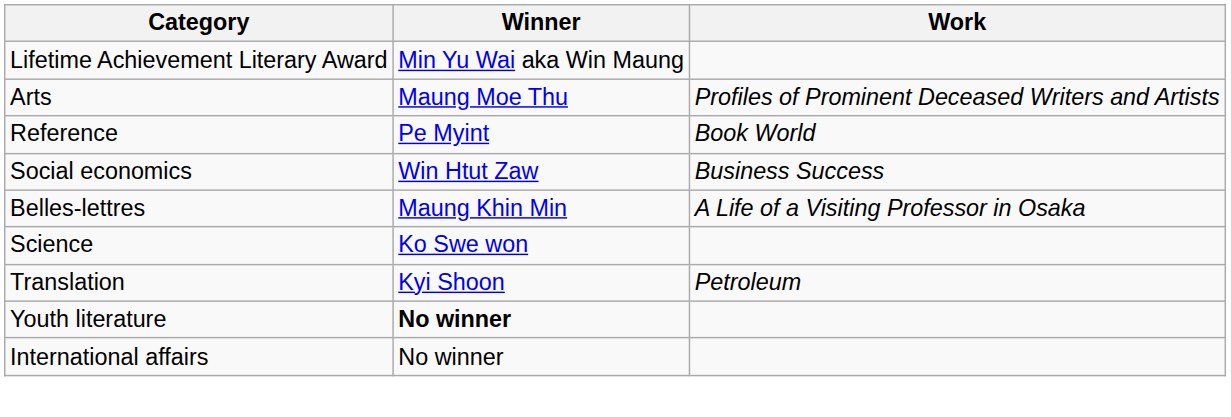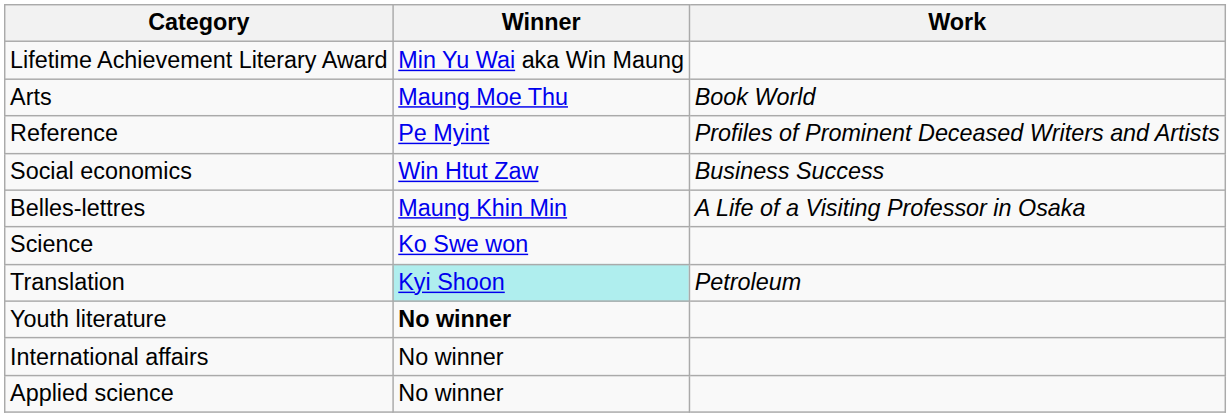(957, 97) Profiles of Prominent Deceased Writers and Artists -> (755, 97) Book World
(755, 134) Book World -> (957, 134) Profiles of Prominent Deceased Writers and Artists
(452, 282) no background -> (452, 282) paleturquoise background
+ row: (92, 393)
